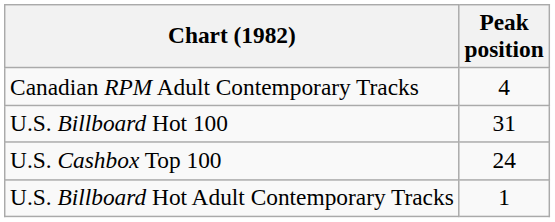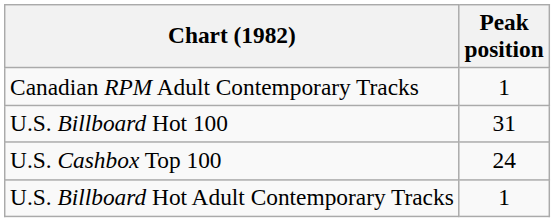(504, 86) 4 -> (504, 86) 1
